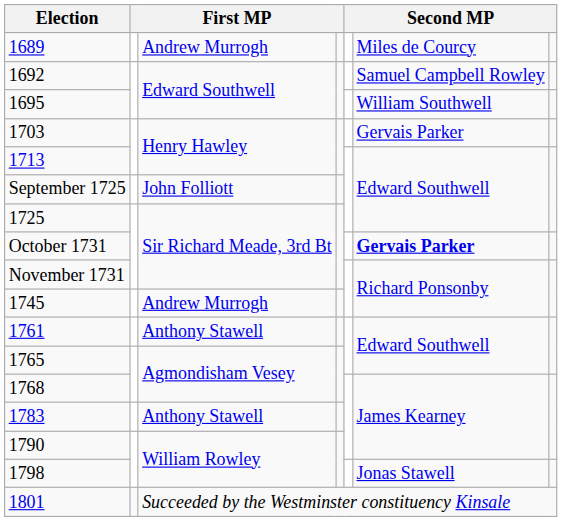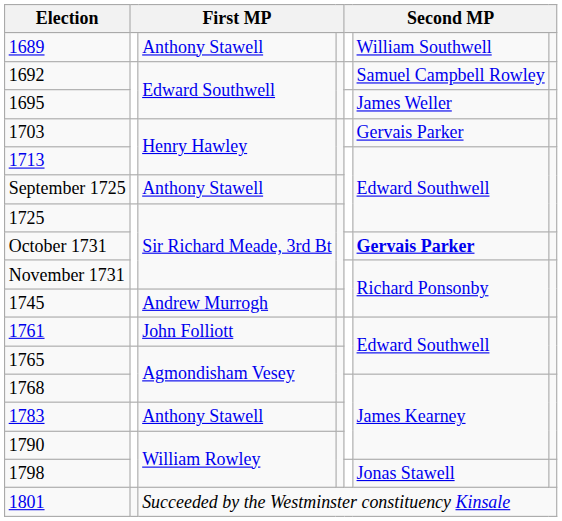(205, 47) Andrew Murrogh -> (203, 47) Anthony Stawell
(416, 47) Miles de Courcy -> (424, 47) William Southwell
(424, 103) William Southwell -> (404, 103) James Weller
(188, 189) John Folliott -> (203, 189) Anthony Stawell
(203, 331) Anthony Stawell -> (188, 331) John Folliott
